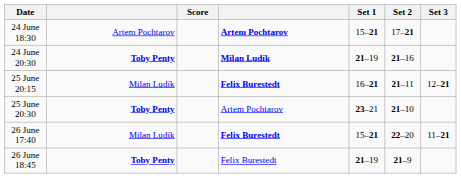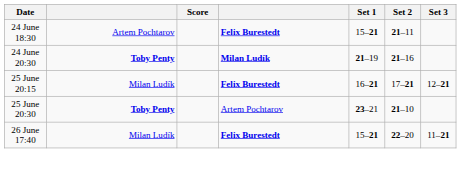(254, 32) Artem Pochtarov -> (250, 32) Felix Burestedt
(403, 32) 17–21 -> (403, 32) 21–11
(403, 84) 21–11 -> (403, 84) 17–21
- row: (25, 161)
